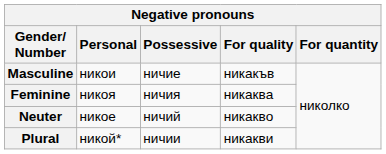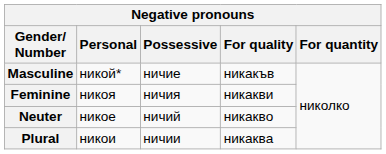(98, 73) никои -> (100, 73) никой*
(248, 95) никаква -> (249, 95) никакви
(100, 138) никой* -> (98, 138) никои
(249, 138) никакви -> (248, 138) никаква
